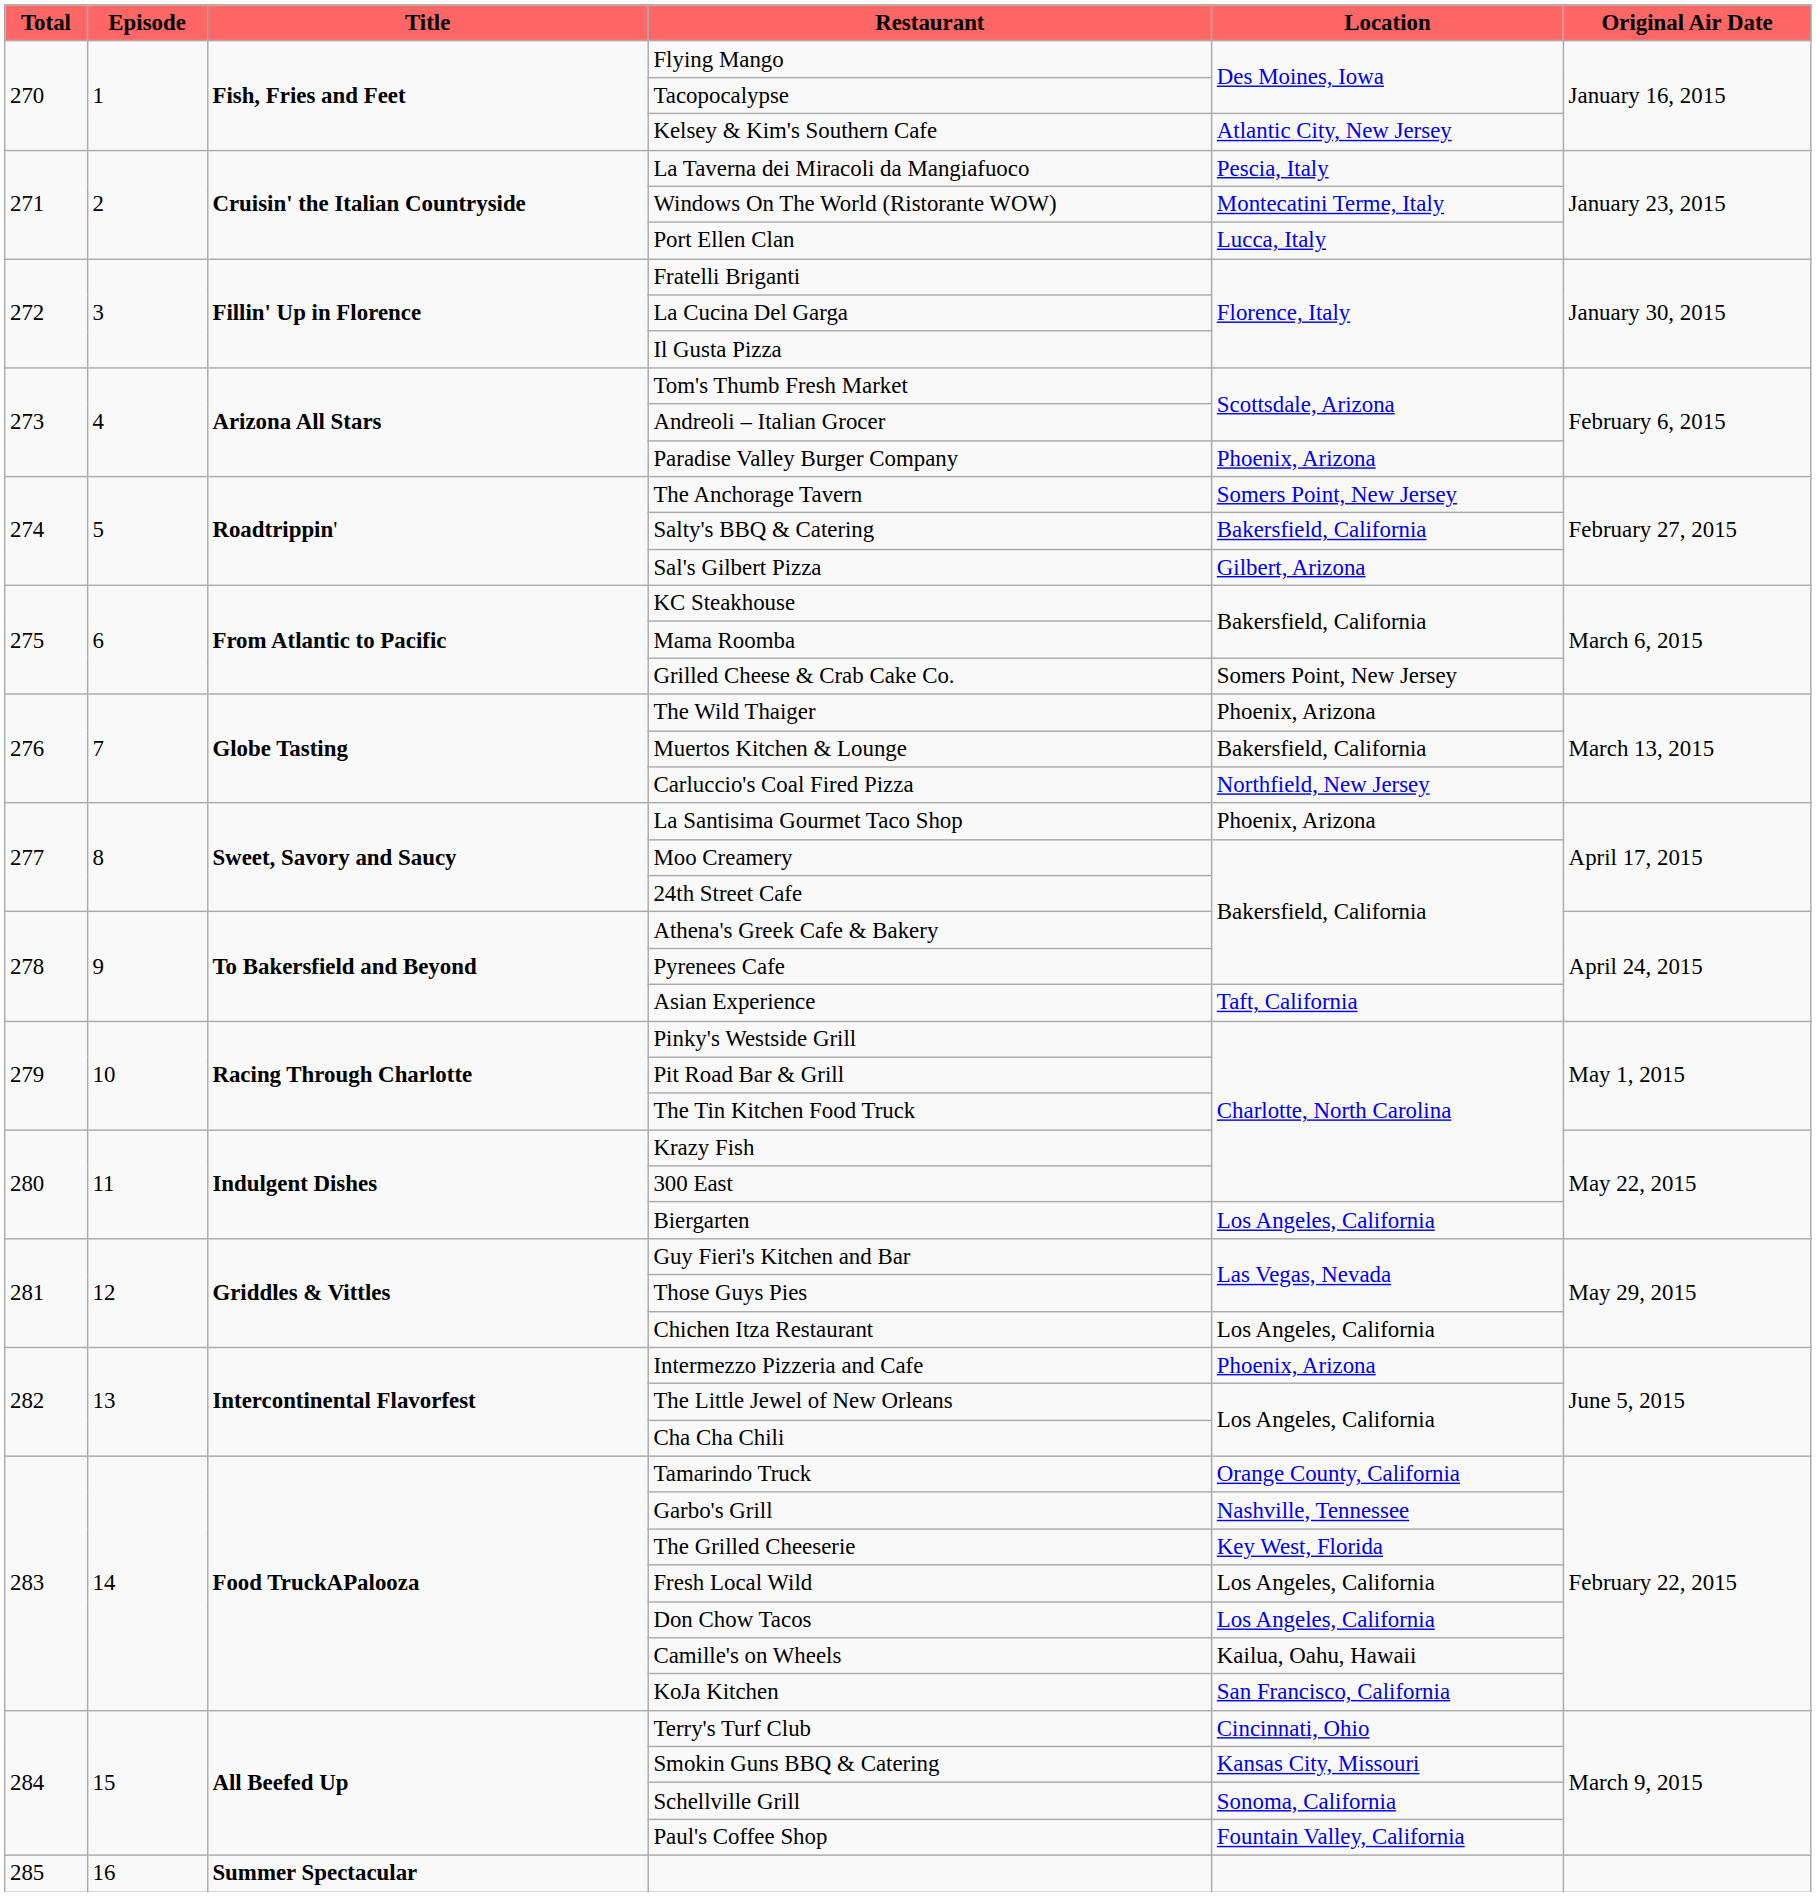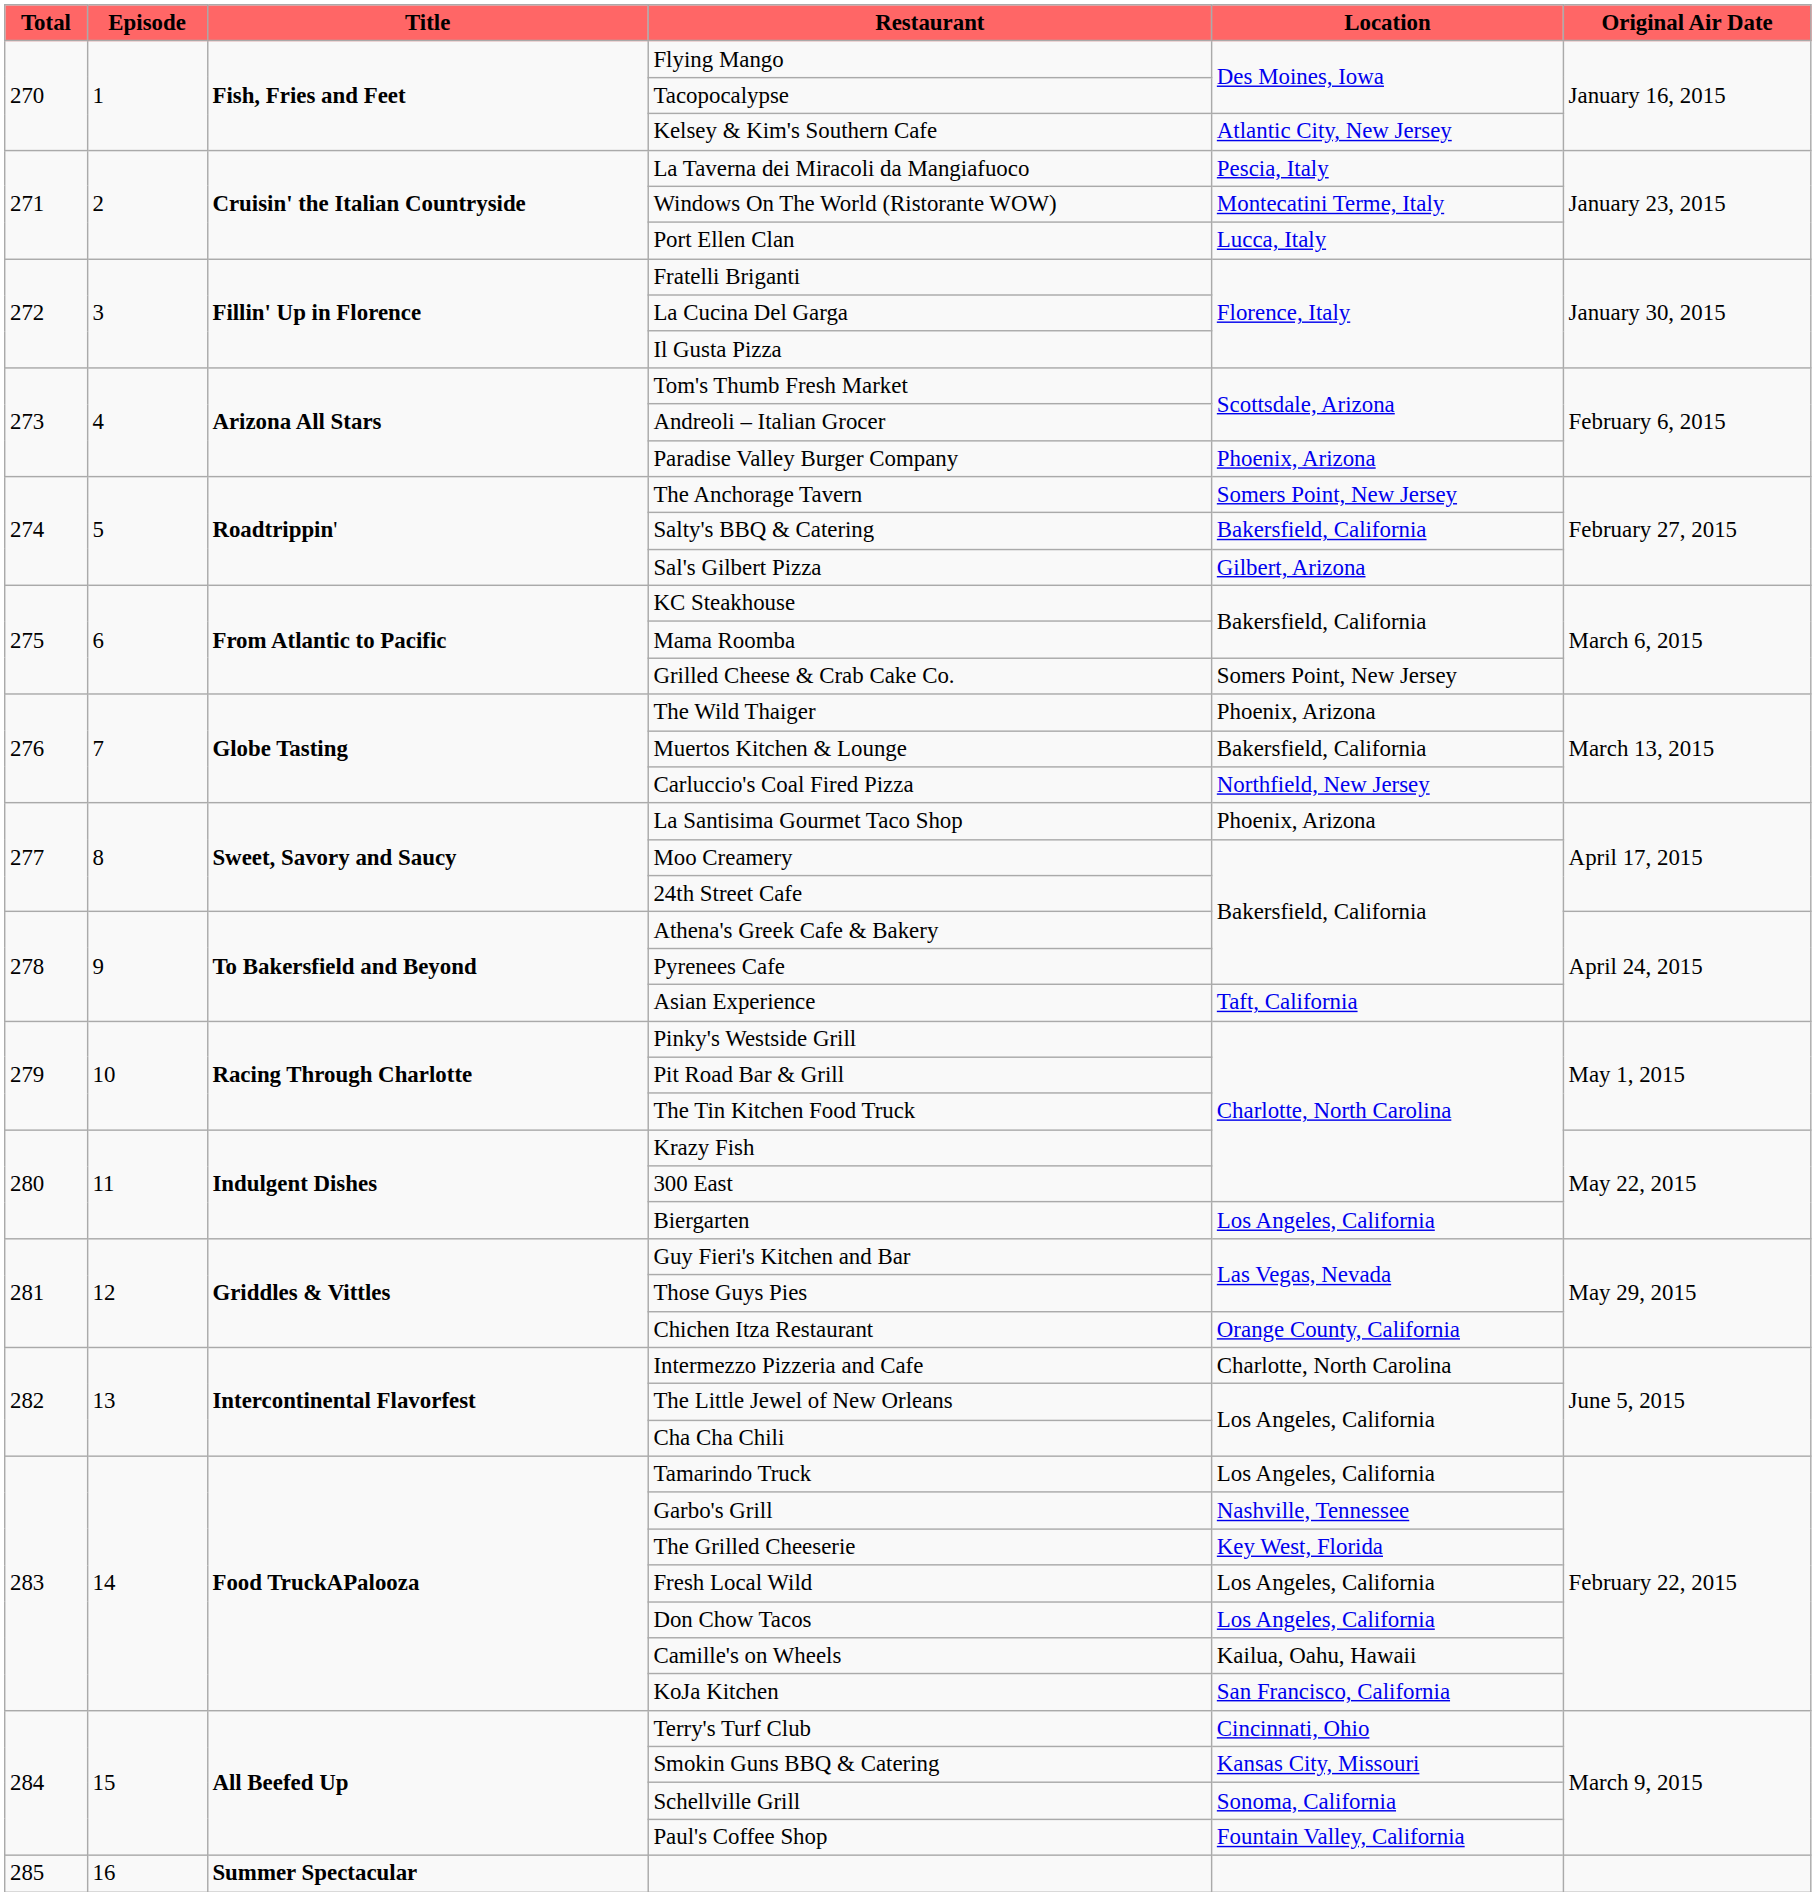(1326, 1328) Los Angeles, California -> (1338, 1328) Orange County, California
(1296, 1365) Phoenix, Arizona -> (1334, 1365) Charlotte, North Carolina
(1338, 1474) Orange County, California -> (1326, 1474) Los Angeles, California
